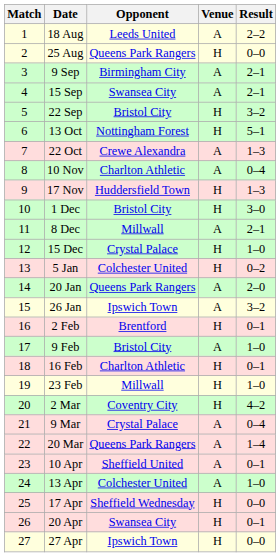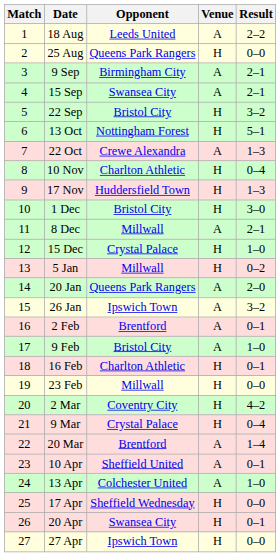(217, 170) A -> (217, 170) H
(142, 268) Colchester United -> (142, 268) Millwall
(217, 326) H -> (217, 326) A
(256, 385) 1–0 -> (256, 385) 0–0
(217, 424) A -> (217, 424) H
(142, 444) Queens Park Rangers -> (142, 444) Brentford
